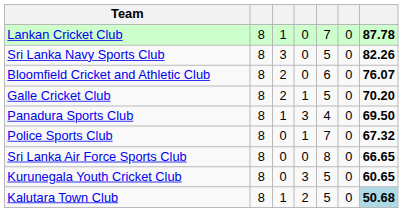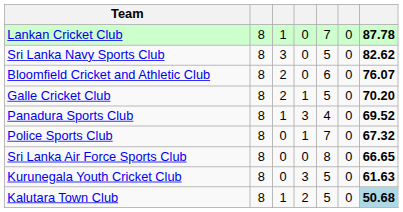(379, 55) 82.26 -> (379, 55) 82.62
(379, 116) 69.50 -> (379, 116) 69.52
(379, 177) 60.65 -> (379, 177) 61.63
